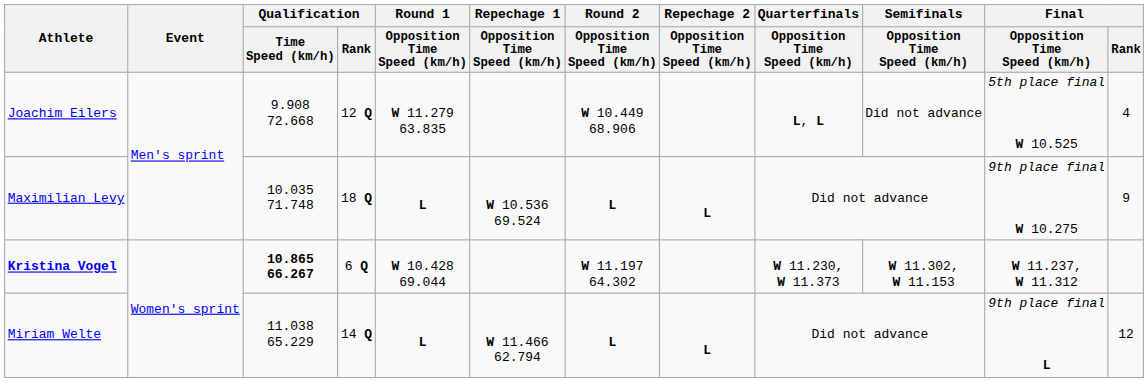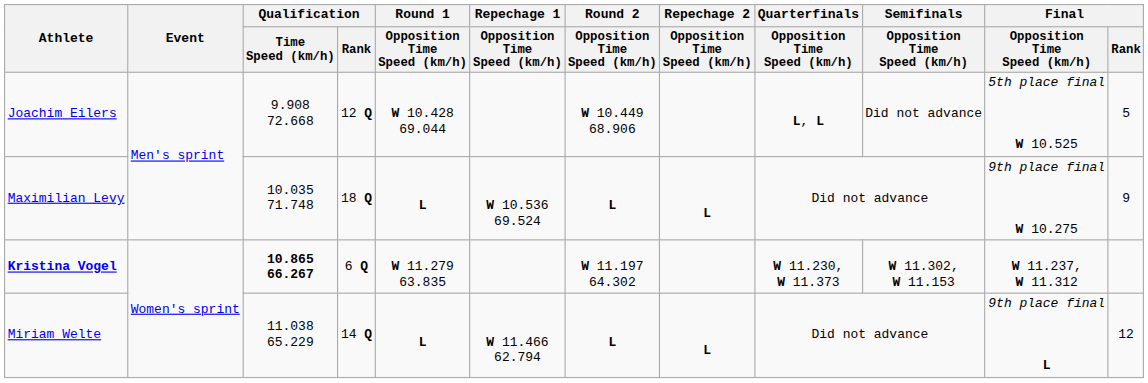(423, 122) W 11.279 63.835 -> (423, 122) W 10.428 69.044
(1126, 114) 4 -> (1126, 114) 5
(423, 274) W 10.428 69.044 -> (423, 274) W 11.279 63.835
